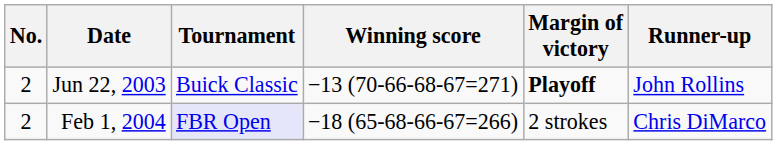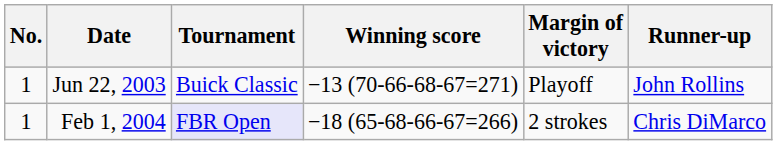(26, 85) 2 -> (26, 85) 1
(562, 85) bold -> (561, 85) normal
(26, 121) 2 -> (26, 121) 1
